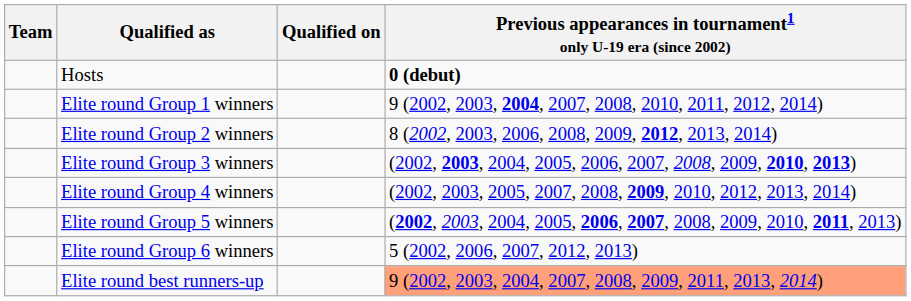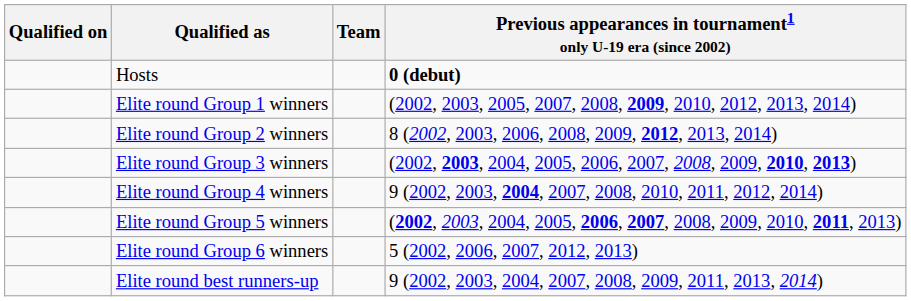columns swapped: (31, 32) <-> (331, 32)
(606, 103) 9 (2002, 2003, 2004, 2007, 2008, 2010, 2011, 2012, 2014) -> (623, 103) (2002, 2003, 2005, 2007, 2008, 2009, 2010, 2012, 2013, 2014)
(623, 192) (2002, 2003, 2005, 2007, 2008, 2009, 2010, 2012, 2013, 2014) -> (606, 192) 9 (2002, 2003, 2004, 2007, 2008, 2010, 2011, 2012, 2014)
(606, 280) lightsalmon background -> (606, 280) no background
